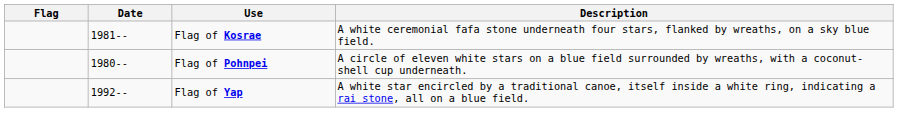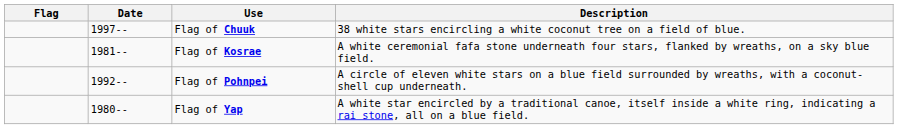+ row: (215, 30)
(109, 64) 1980-- -> (109, 81) 1992--
(109, 93) 1992-- -> (109, 109) 1980--
